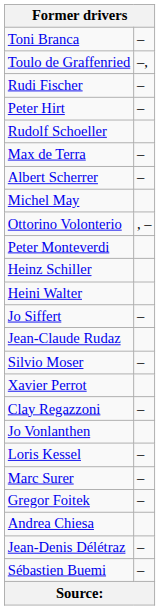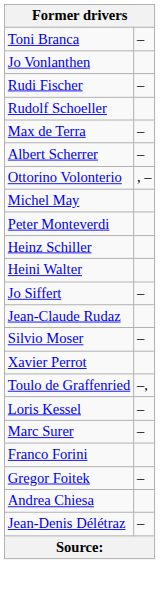rows swapped: (69, 62) <-> (49, 431)
- row: (36, 108)
rows swapped: (65, 223) <-> (44, 200)
- row: (54, 408)
+ row: (48, 454)
- row: (57, 570)
